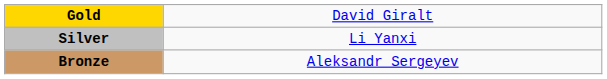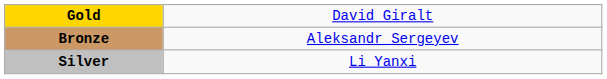rows swapped: (84, 39) <-> (84, 62)
